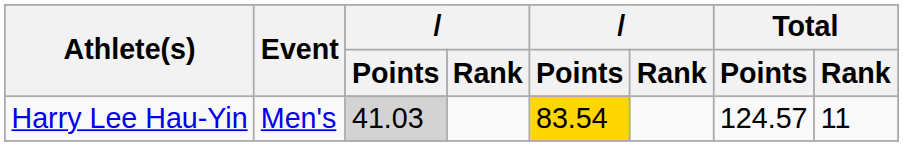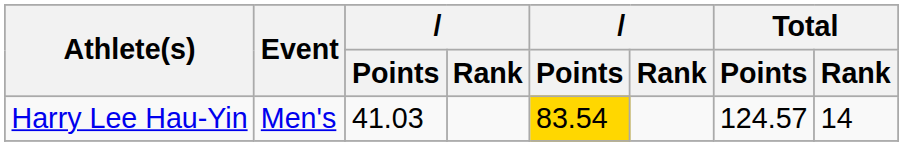(388, 118) lightgrey background -> (388, 118) no background
(836, 118) 11 -> (837, 118) 14
